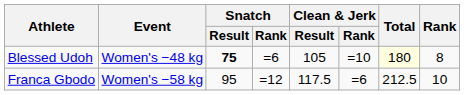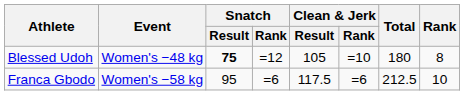(271, 58) =6 -> (271, 58) =12
(399, 58) lightyellow background -> (399, 58) no background
(271, 79) =12 -> (271, 79) =6
